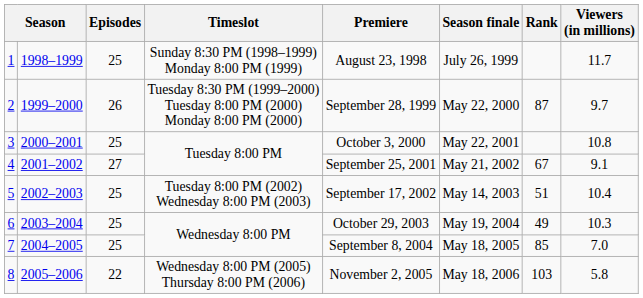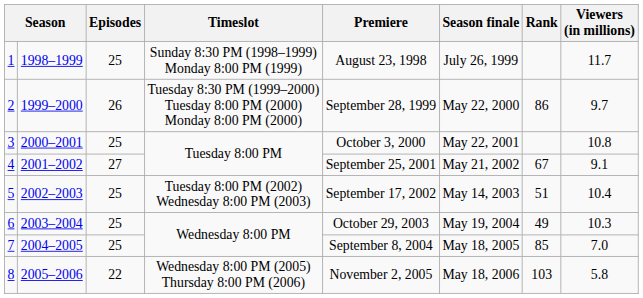(542, 105) 87 -> (542, 105) 86
